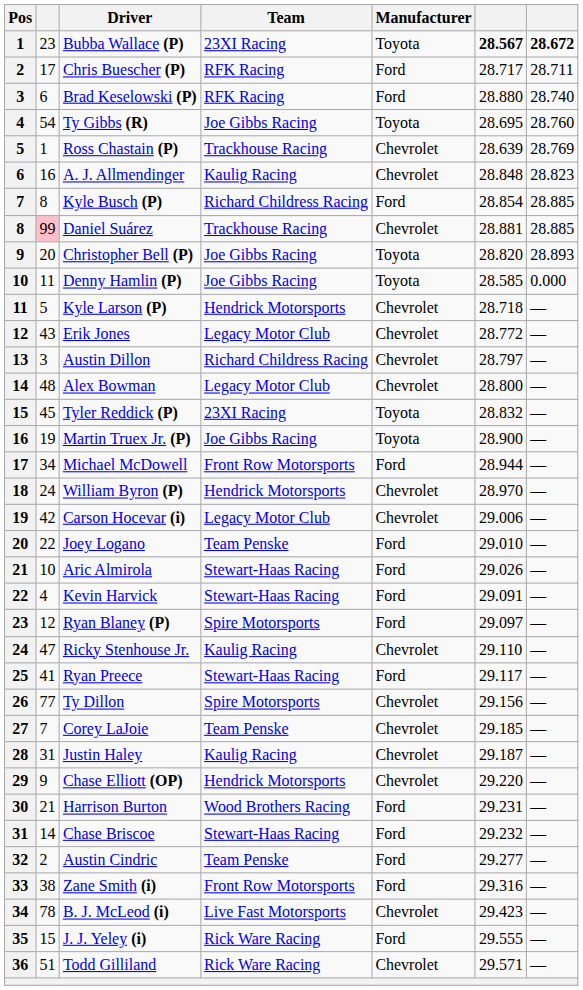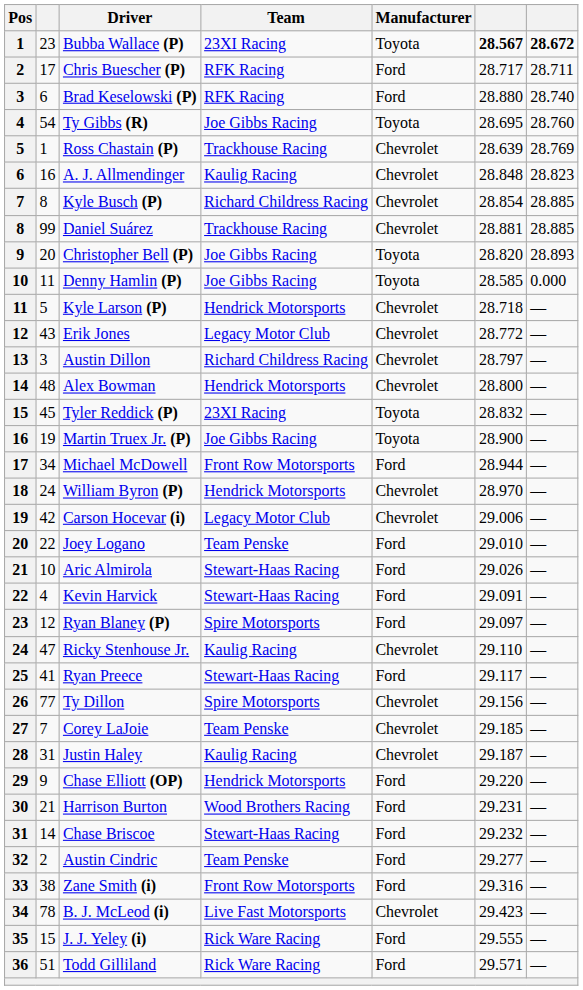(390, 202) Ford -> (407, 202) Chevrolet
(48, 228) pink background -> (48, 228) no background
(267, 386) Legacy Motor Club -> (275, 386) Hendrick Motorsports
(407, 780) Chevrolet -> (390, 780) Ford
(407, 965) Chevrolet -> (390, 965) Ford
